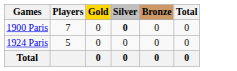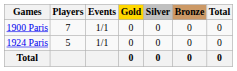+ column: (102, 12)
(125, 27) bold -> (158, 27) normal
